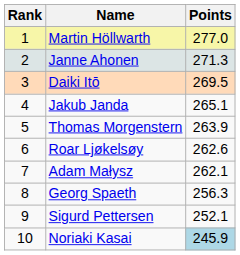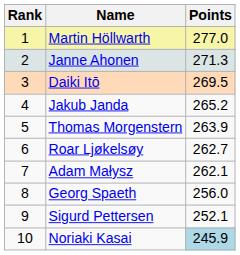(210, 104) 265.1 -> (210, 104) 265.2
(210, 149) 262.6 -> (210, 149) 262.7
(210, 194) 256.3 -> (210, 194) 256.0
